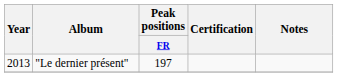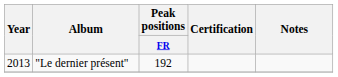(163, 63) 197 -> (163, 63) 192
